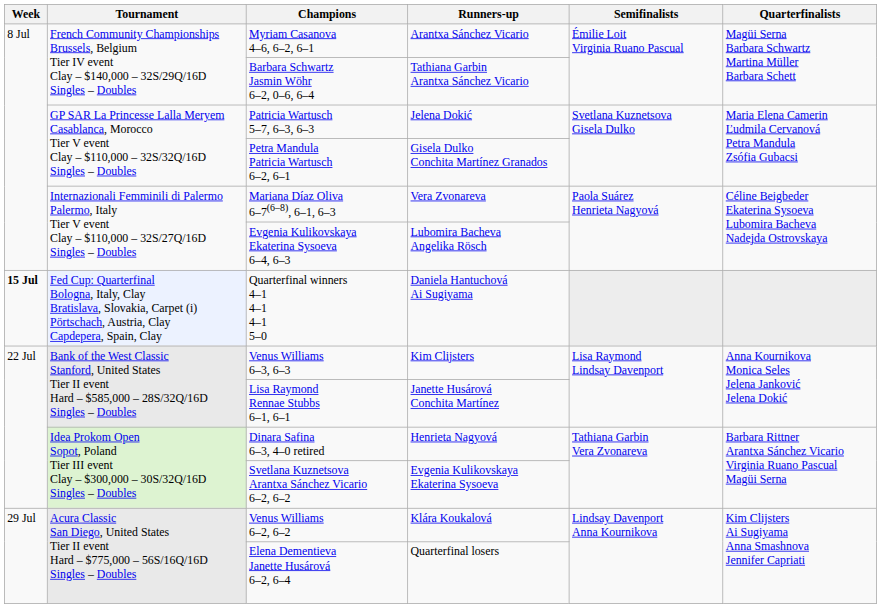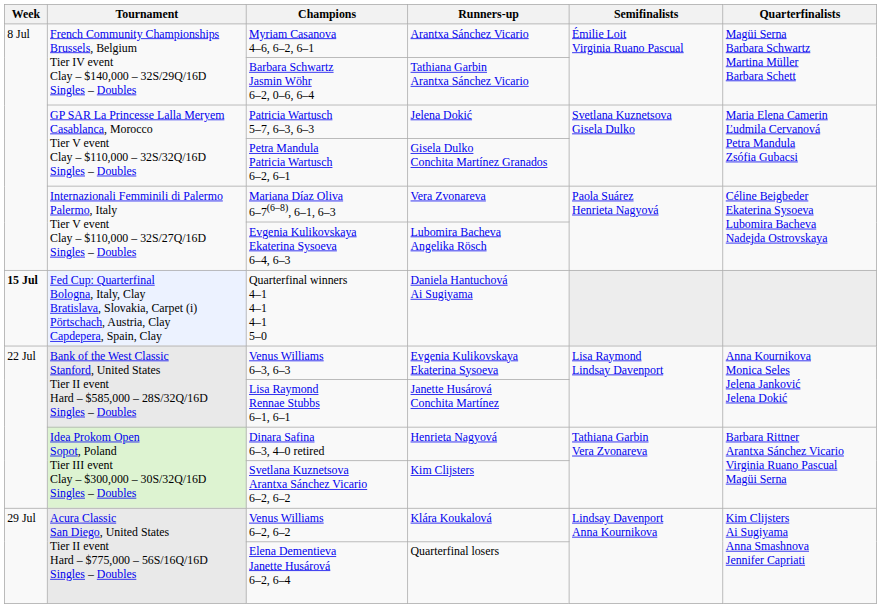(442, 355) Kim Clijsters -> (464, 362) Evgenia Kulikovskaya Ekaterina Sysoeva
(464, 477) Evgenia Kulikovskaya Ekaterina Sysoeva -> (442, 470) Kim Clijsters
